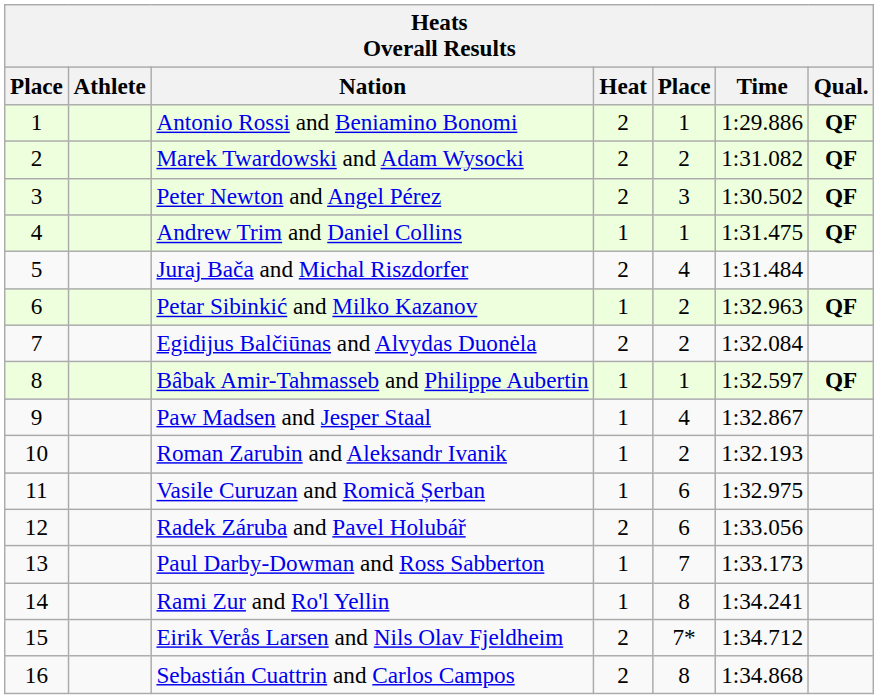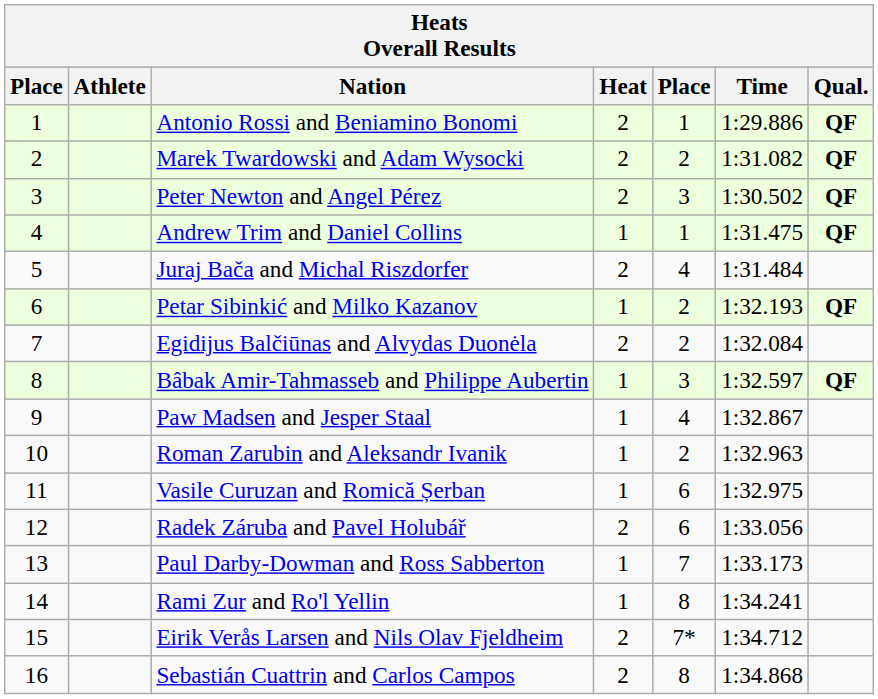(762, 306) 1:32.963 -> (762, 306) 1:32.193
(684, 380) 1 -> (684, 380) 3
(762, 453) 1:32.193 -> (762, 453) 1:32.963
